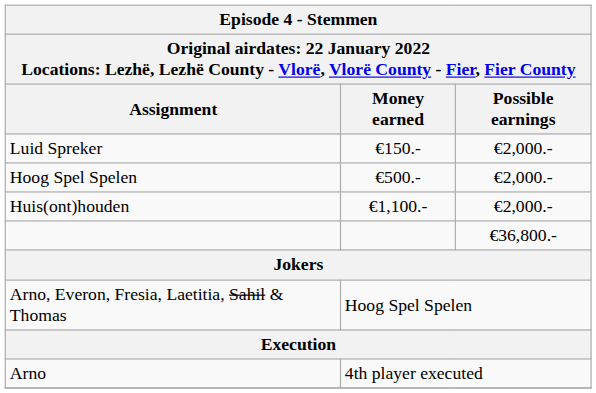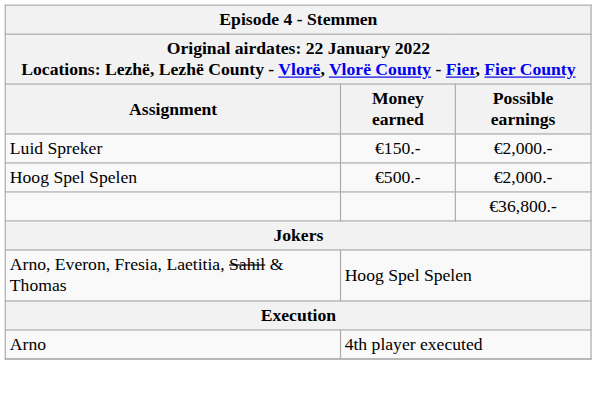- row: (70, 206)
